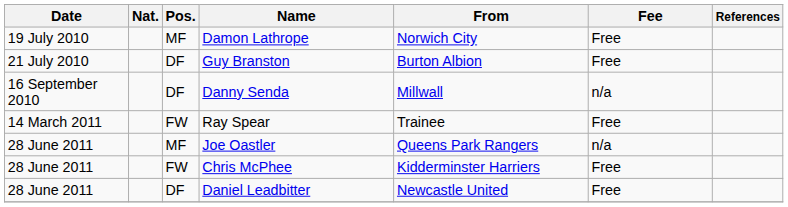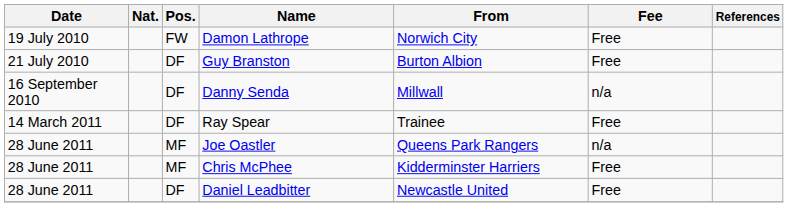(176, 39) MF -> (177, 39) FW
(177, 122) FW -> (175, 122) DF
(177, 168) FW -> (176, 168) MF
